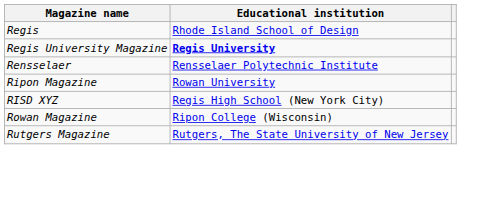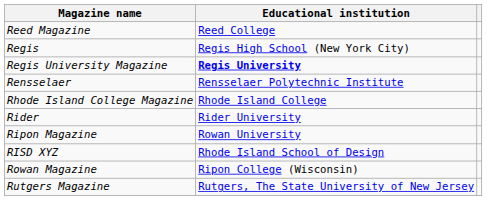+ row: (49, 30)
(266, 30) Rhode Island School of Design -> (304, 48) Regis High School (New York City)
+ row: (100, 100)
+ row: (23, 117)
(278, 100) Regis High School (New York City) -> (291, 152) Rhode Island School of Design
